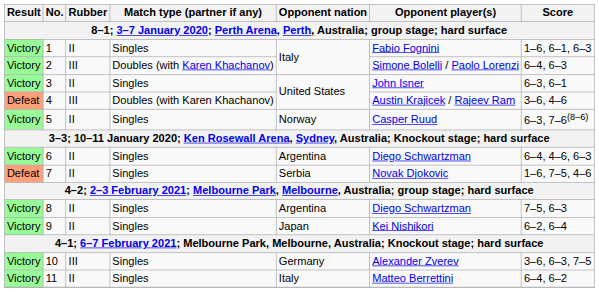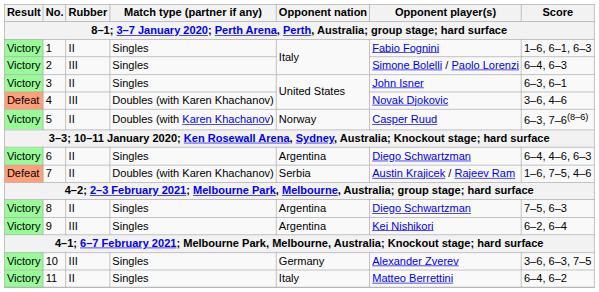(193, 65) Doubles (with Karen Khachanov) -> (130, 65) Singles
(444, 100) Austin Krajicek / Rajeev Ram -> (410, 100) Novak Djokovic
(130, 119) Singles -> (193, 119) Doubles (with Karen Khachanov)
(130, 173) Singles -> (193, 173) Doubles (with Karen Khachanov)
(410, 173) Novak Djokovic -> (444, 173) Austin Krajicek / Rajeev Ram
(72, 226) II -> (73, 226) III
(294, 226) Japan -> (302, 226) Argentina
